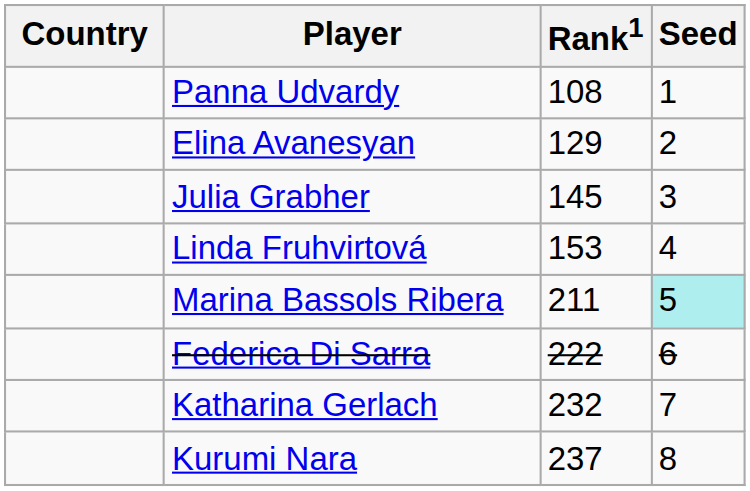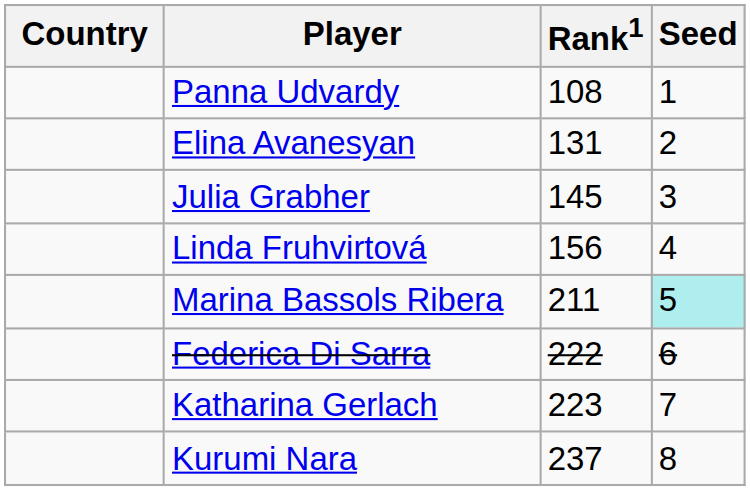(575, 144) 129 -> (575, 144) 131
(575, 248) 153 -> (575, 248) 156
(575, 405) 232 -> (575, 405) 223
